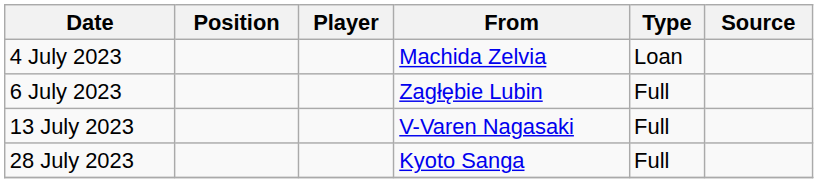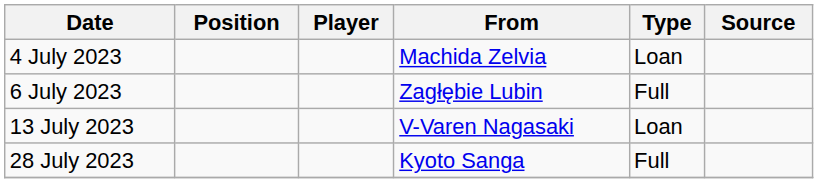(652, 126) Full -> (658, 126) Loan
